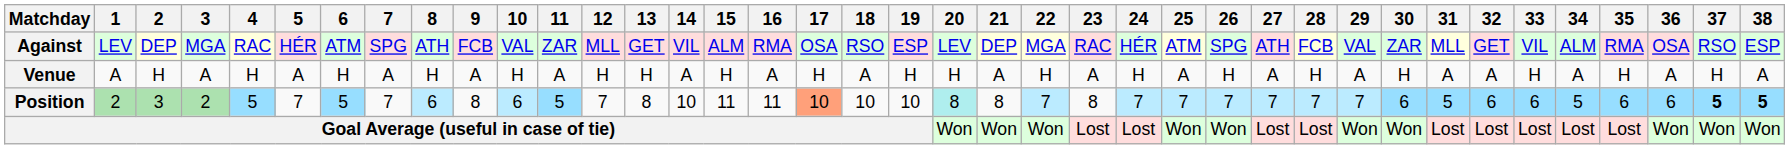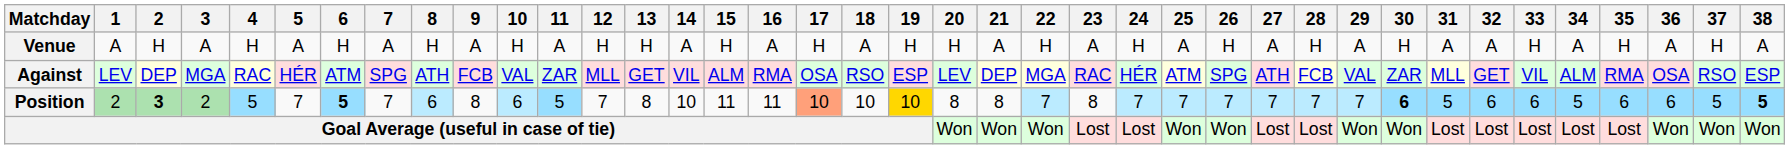rows swapped: (50, 46) <-> (50, 74)
(159, 102) normal -> (159, 102) bold
(343, 102) normal -> (343, 102) bold
(910, 102) no background -> (910, 102) gold background
(954, 102) paleturquoise background -> (954, 102) no background
(1404, 102) normal -> (1404, 102) bold
(1717, 102) bold -> (1717, 102) normal
